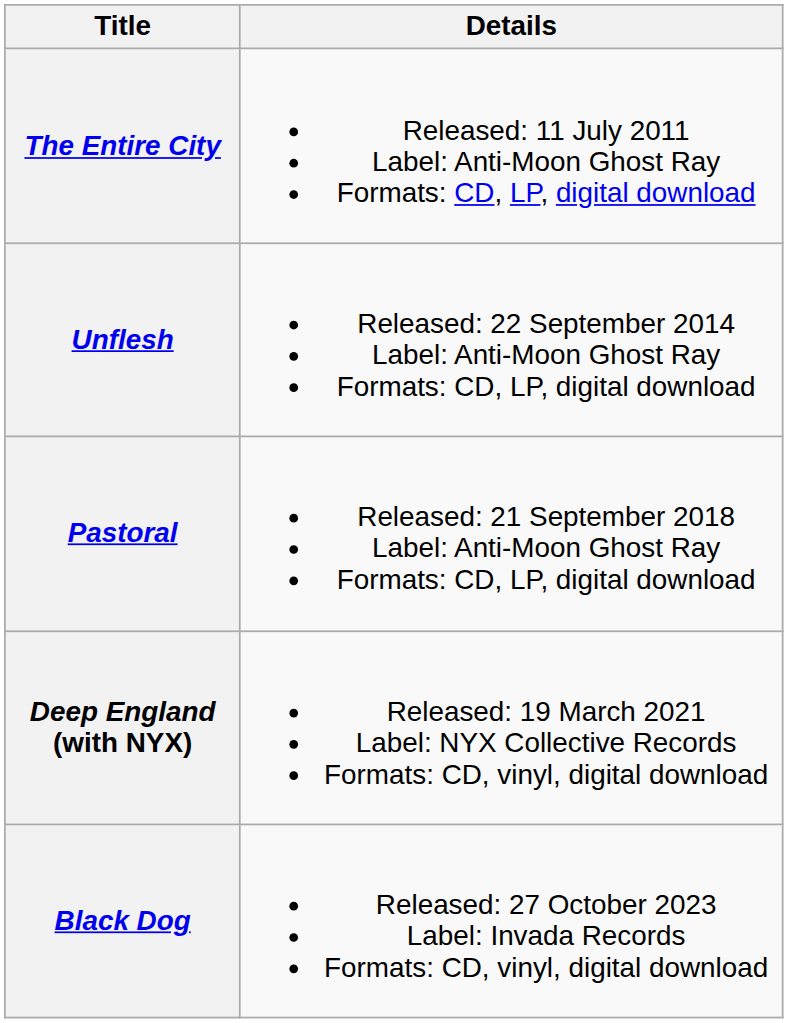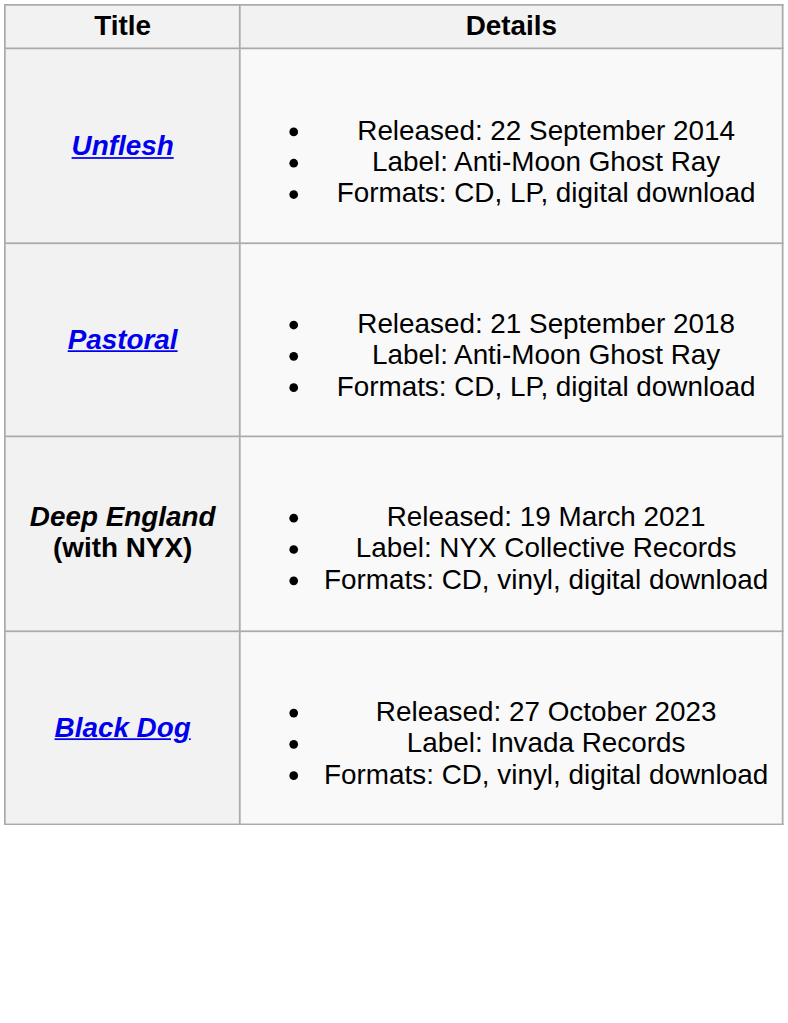- row: (123, 145)
